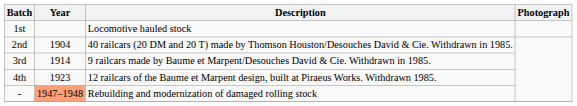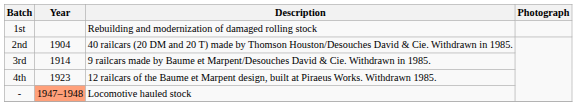(140, 28) Locomotive hauled stock -> (202, 28) Rebuilding and modernization of damaged rolling stock
(202, 93) Rebuilding and modernization of damaged rolling stock -> (140, 93) Locomotive hauled stock
